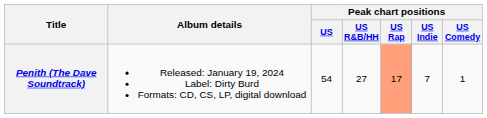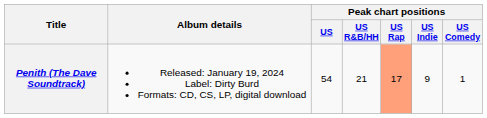(361, 78) 27 -> (361, 78) 21
(427, 78) 7 -> (427, 78) 9
